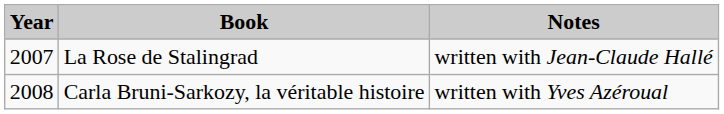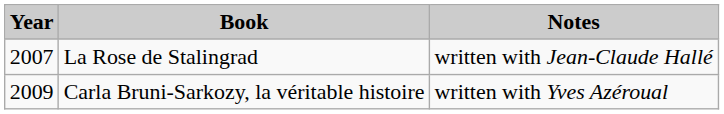(32, 91) 2008 -> (32, 91) 2009
